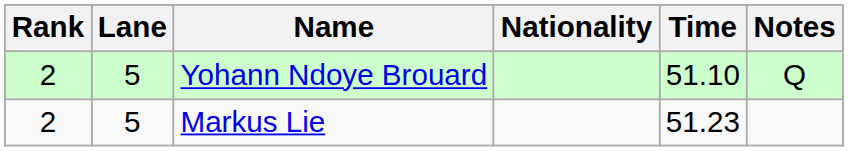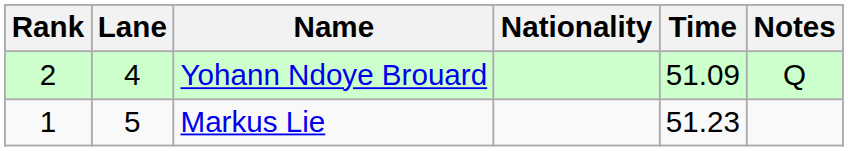(132, 74) 5 -> (132, 74) 4
(703, 74) 51.10 -> (703, 74) 51.09
(48, 121) 2 -> (48, 121) 1
